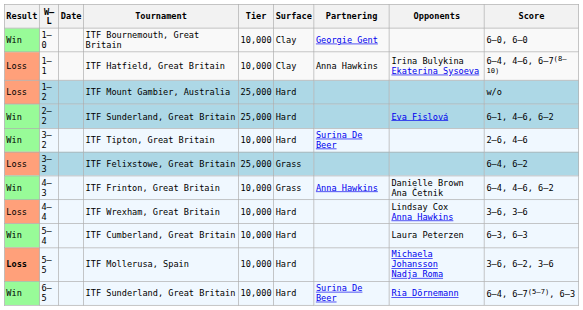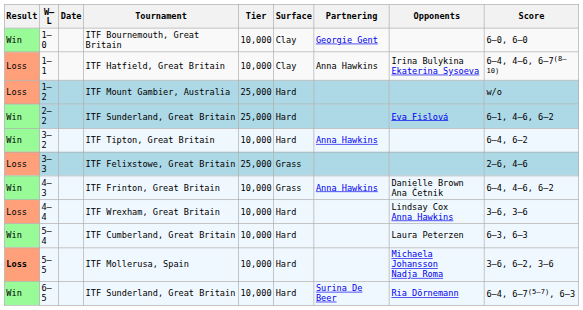(339, 140) Surina De Beer -> (347, 140) Anna Hawkins
(507, 140) 2–6, 4–6 -> (507, 140) 6–4, 6–2
(507, 164) 6–4, 6–2 -> (507, 164) 2–6, 4–6
